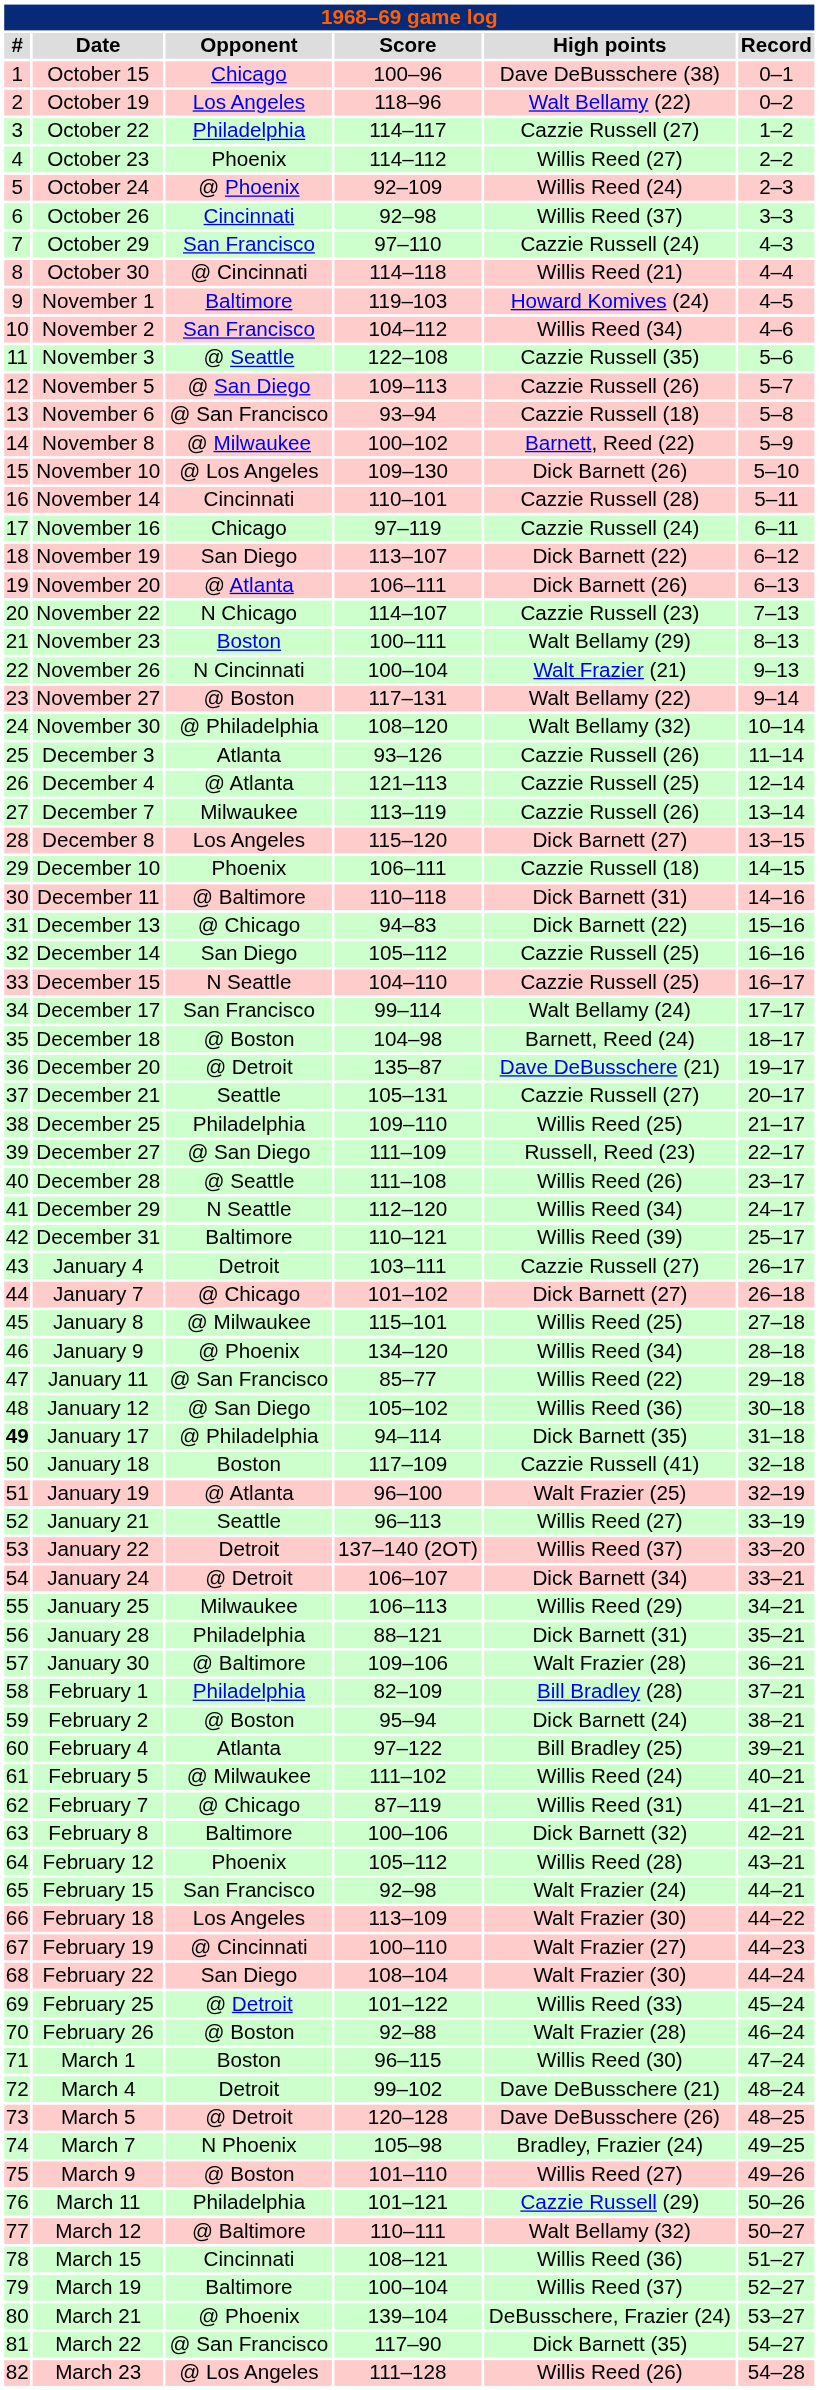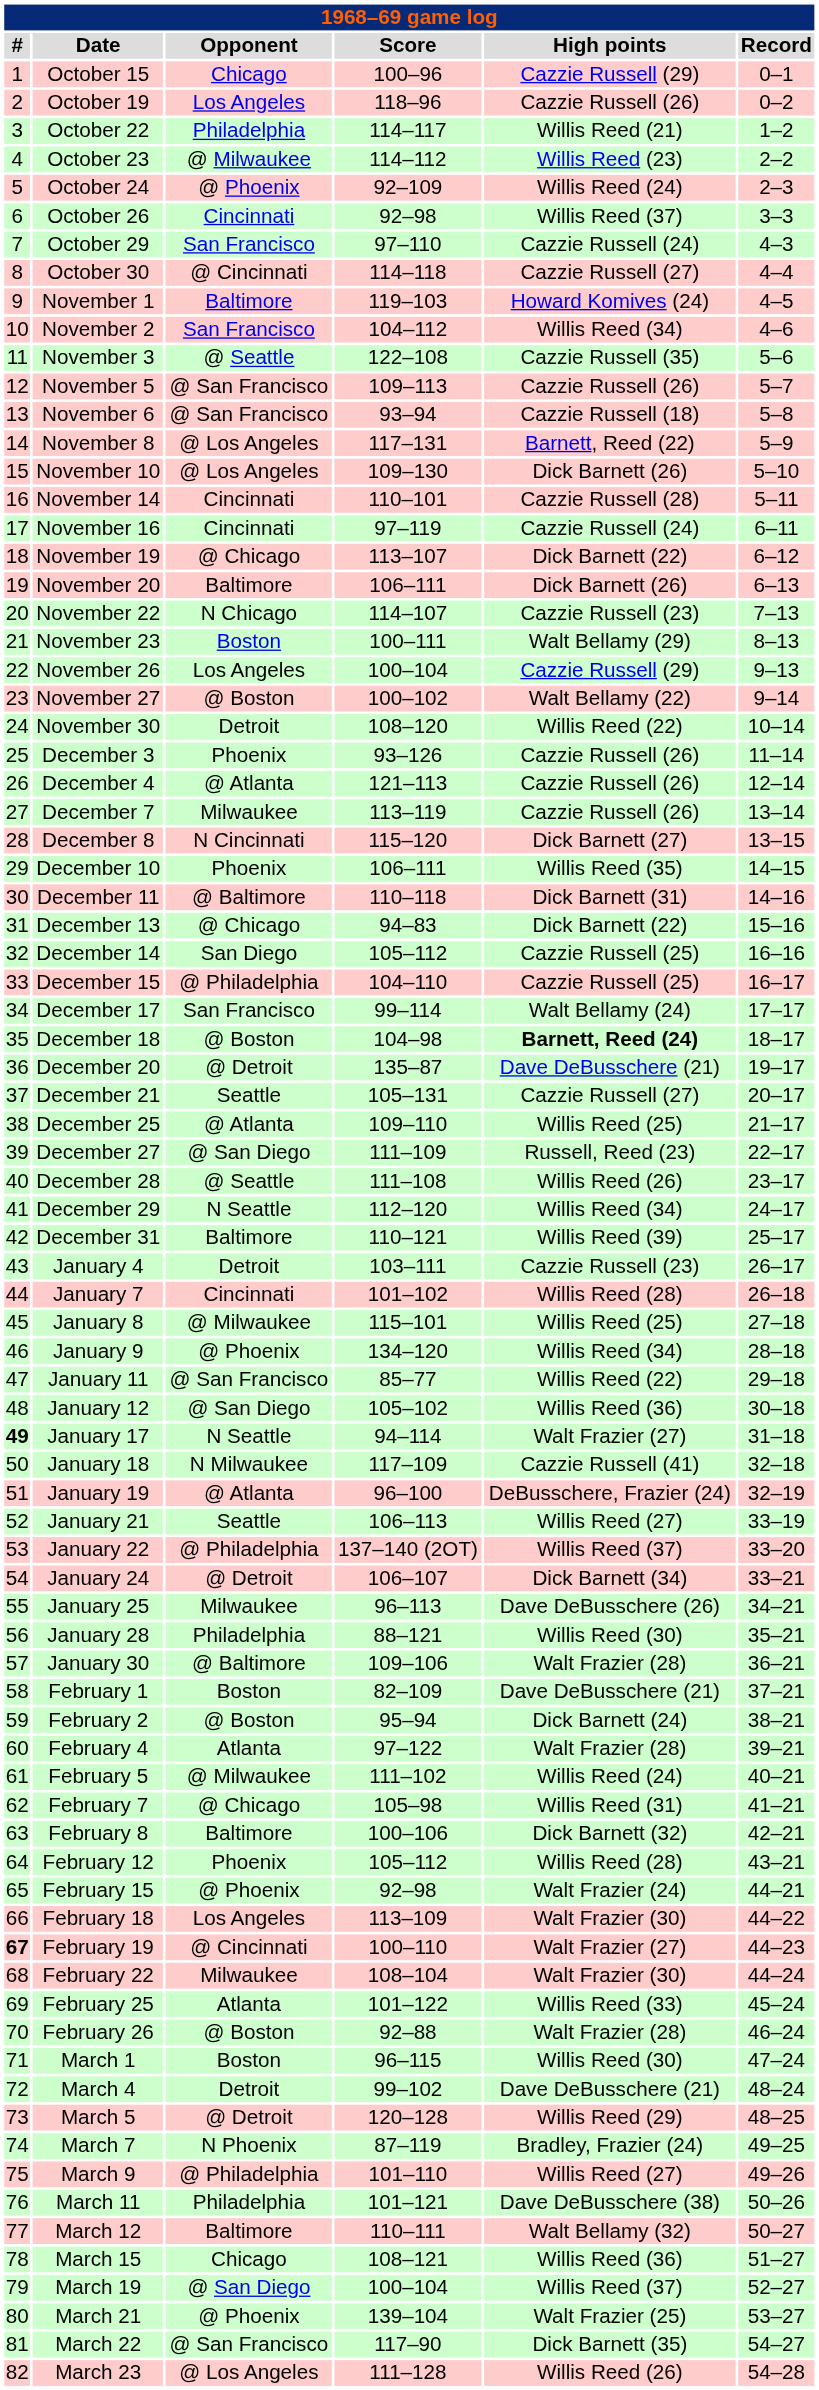(610, 74) Dave DeBusschere (38) -> (610, 74) Cazzie Russell (29)
(610, 102) Walt Bellamy (22) -> (610, 102) Cazzie Russell (26)
(610, 130) Cazzie Russell (27) -> (610, 130) Willis Reed (21)
(249, 159) Phoenix -> (249, 159) @ Milwaukee
(610, 159) Willis Reed (27) -> (610, 159) Willis Reed (23)
(610, 272) Willis Reed (21) -> (610, 272) Cazzie Russell (27)
(249, 386) @ San Diego -> (249, 386) @ San Francisco
(249, 443) @ Milwaukee -> (249, 443) @ Los Angeles
(408, 443) 100–102 -> (408, 443) 117–131
(249, 528) Chicago -> (249, 528) Cincinnati
(249, 556) San Diego -> (249, 556) @ Chicago
(249, 584) @ Atlanta -> (249, 584) Baltimore
(249, 670) N Cincinnati -> (249, 670) Los Angeles
(610, 670) Walt Frazier (21) -> (610, 670) Cazzie Russell (29)
(408, 698) 117–131 -> (408, 698) 100–102
(249, 726) @ Philadelphia -> (249, 726) Detroit
(610, 726) Walt Bellamy (32) -> (610, 726) Willis Reed (22)
(249, 755) Atlanta -> (249, 755) Phoenix
(610, 783) Cazzie Russell (25) -> (610, 783) Cazzie Russell (26)
(249, 840) Los Angeles -> (249, 840) N Cincinnati
(610, 868) Cazzie Russell (18) -> (610, 868) Willis Reed (35)
(249, 982) N Seattle -> (249, 982) @ Philadelphia
(610, 1039) normal -> (610, 1039) bold
(249, 1124) Philadelphia -> (249, 1124) @ Atlanta
(610, 1266) Cazzie Russell (27) -> (610, 1266) Cazzie Russell (23)
(249, 1294) @ Chicago -> (249, 1294) Cincinnati
(610, 1294) Dick Barnett (27) -> (610, 1294) Willis Reed (28)
(249, 1436) @ Philadelphia -> (249, 1436) N Seattle
(610, 1436) Dick Barnett (35) -> (610, 1436) Walt Frazier (27)
(249, 1464) Boston -> (249, 1464) N Milwaukee
(610, 1493) Walt Frazier (25) -> (610, 1493) DeBusschere, Frazier (24)
(408, 1521) 96–113 -> (408, 1521) 106–113
(249, 1549) Detroit -> (249, 1549) @ Philadelphia
(408, 1606) 106–113 -> (408, 1606) 96–113
(610, 1606) Willis Reed (29) -> (610, 1606) Dave DeBusschere (26)
(610, 1634) Dick Barnett (31) -> (610, 1634) Willis Reed (30)
(249, 1691) Philadelphia -> (249, 1691) Boston
(610, 1691) Bill Bradley (28) -> (610, 1691) Dave DeBusschere (21)
(610, 1748) Bill Bradley (25) -> (610, 1748) Walt Frazier (28)
(408, 1805) 87–119 -> (408, 1805) 105–98
(249, 1890) San Francisco -> (249, 1890) @ Phoenix
(17, 1947) normal -> (17, 1947) bold
(249, 1975) San Diego -> (249, 1975) Milwaukee
(249, 2003) @ Detroit -> (249, 2003) Atlanta
(610, 2117) Dave DeBusschere (26) -> (610, 2117) Willis Reed (29)
(408, 2145) 105–98 -> (408, 2145) 87–119
(249, 2174) @ Boston -> (249, 2174) @ Philadelphia
(610, 2202) Cazzie Russell (29) -> (610, 2202) Dave DeBusschere (38)
(249, 2230) @ Baltimore -> (249, 2230) Baltimore
(249, 2259) Cincinnati -> (249, 2259) Chicago
(249, 2287) Baltimore -> (249, 2287) @ San Diego
(610, 2316) DeBusschere, Frazier (24) -> (610, 2316) Walt Frazier (25)
